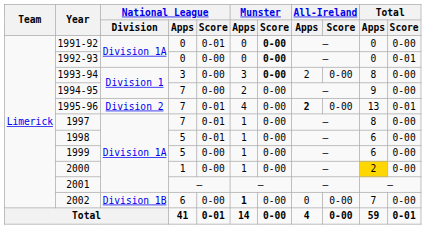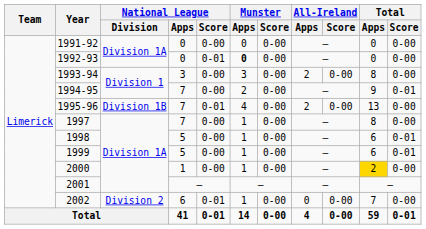(213, 44) 0-01 -> (213, 44) 0-00
(275, 44) bold -> (275, 44) normal
(213, 59) 0-00 -> (213, 59) 0-01
(244, 59) normal -> (244, 59) bold
(275, 59) bold -> (275, 59) normal
(404, 59) 0-01 -> (404, 59) 0-00
(275, 75) bold -> (275, 75) normal
(404, 91) 0-00 -> (404, 91) 0-01
(135, 106) Division 2 -> (135, 106) Division 1B
(307, 106) bold -> (307, 106) normal
(404, 106) 0-01 -> (404, 106) 0-00
(213, 122) 0-01 -> (213, 122) 0-00
(213, 138) 0-01 -> (213, 138) 0-00
(404, 138) 0-00 -> (404, 138) 0-01
(404, 153) 0-00 -> (404, 153) 0-01
(135, 200) Division 1B -> (135, 200) Division 2
(213, 200) 0-00 -> (213, 200) 0-01
(244, 200) bold -> (244, 200) normal
